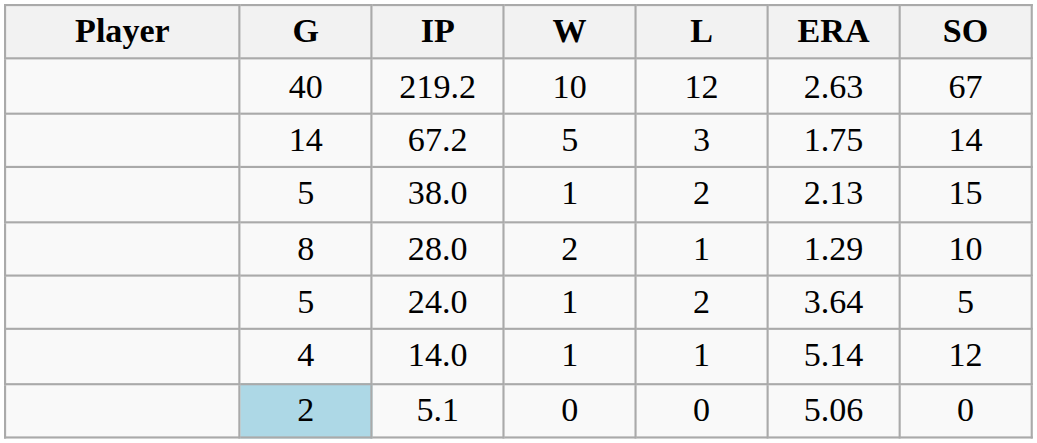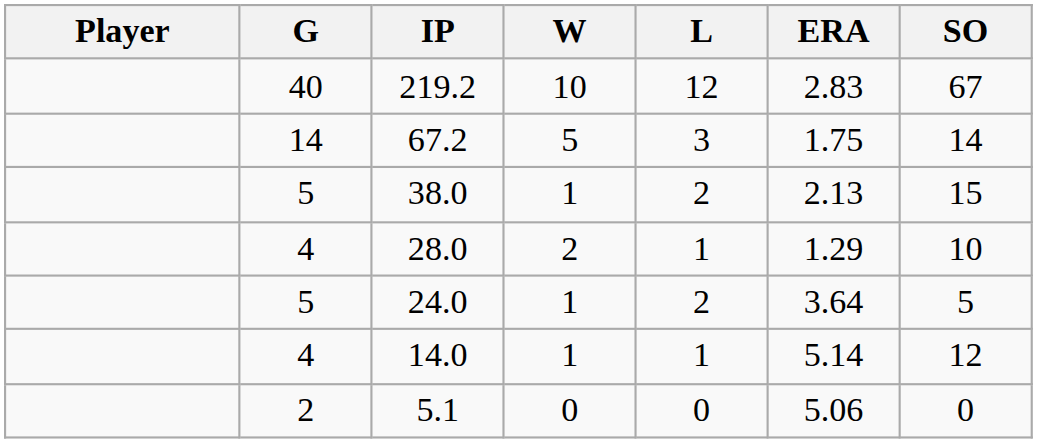(834, 85) 2.63 -> (834, 85) 2.83
(306, 247) 8 -> (306, 247) 4
(306, 409) lightblue background -> (306, 409) no background
